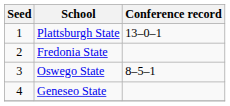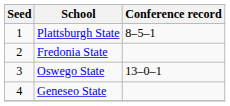(143, 33) 13–0–1 -> (140, 33) 8–5–1
(140, 71) 8–5–1 -> (143, 71) 13–0–1
